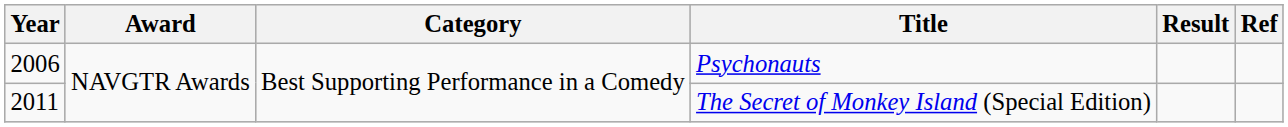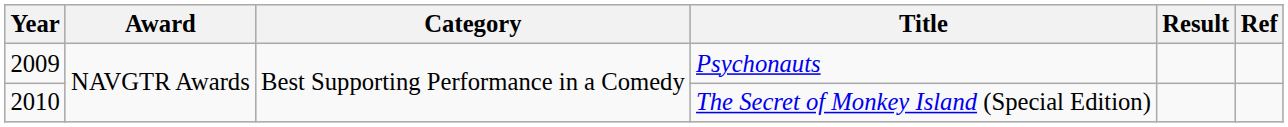(35, 63) 2006 -> (35, 63) 2009
(35, 102) 2011 -> (35, 102) 2010
